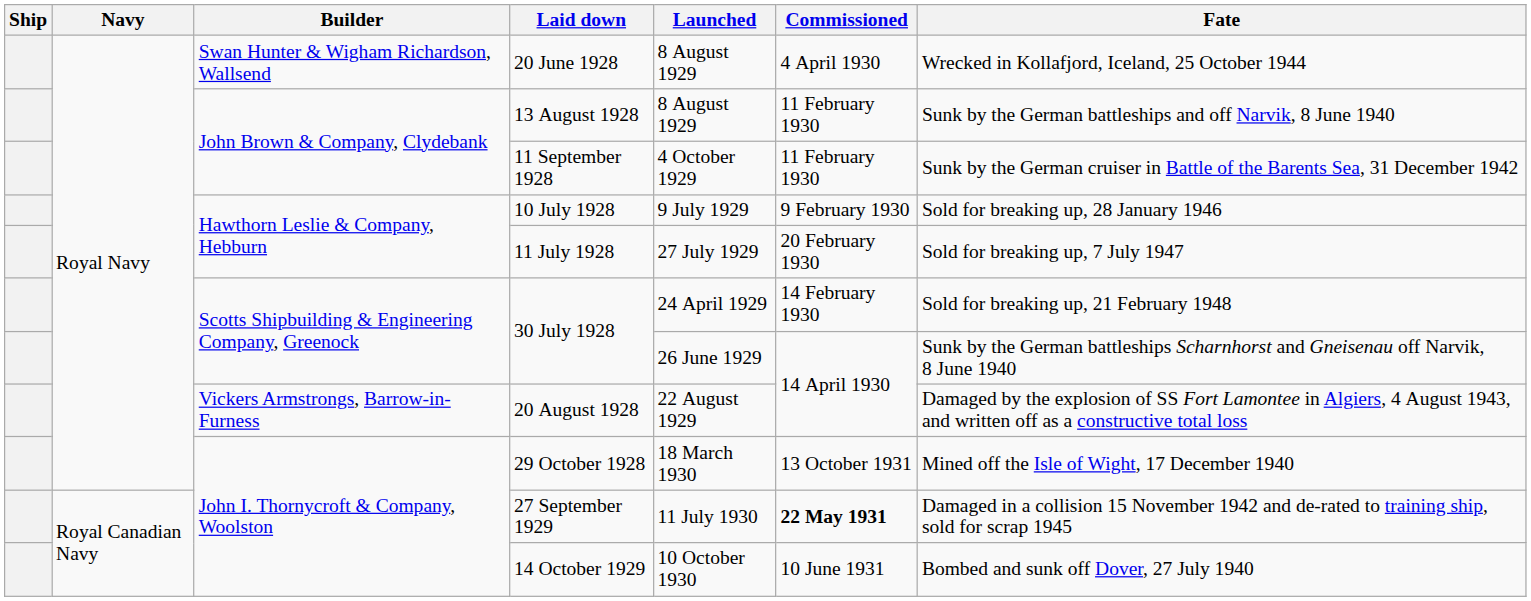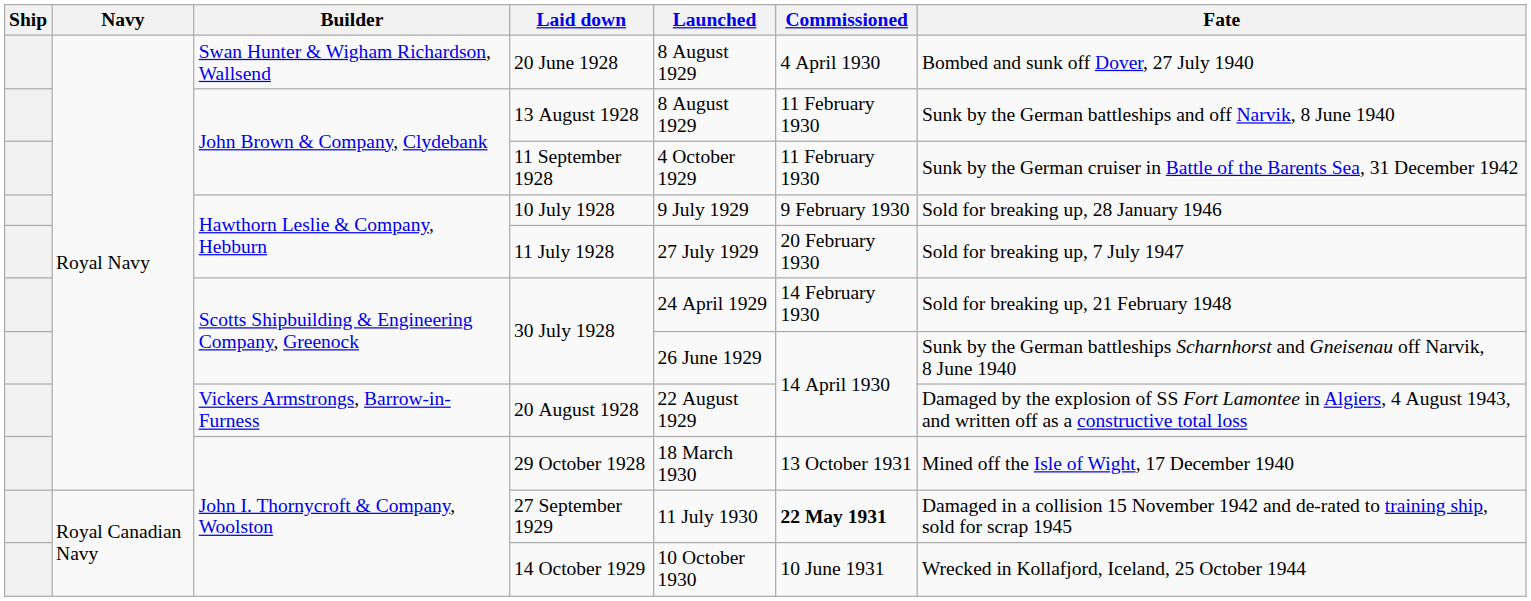(1114, 61) Wrecked in Kollafjord, Iceland, 25 October 1944 -> (1088, 61) Bombed and sunk off Dover, 27 July 1940
(1088, 569) Bombed and sunk off Dover, 27 July 1940 -> (1114, 569) Wrecked in Kollafjord, Iceland, 25 October 1944
